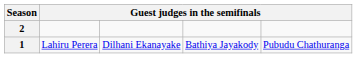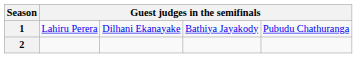rows swapped: (22, 45) <-> (22, 28)
